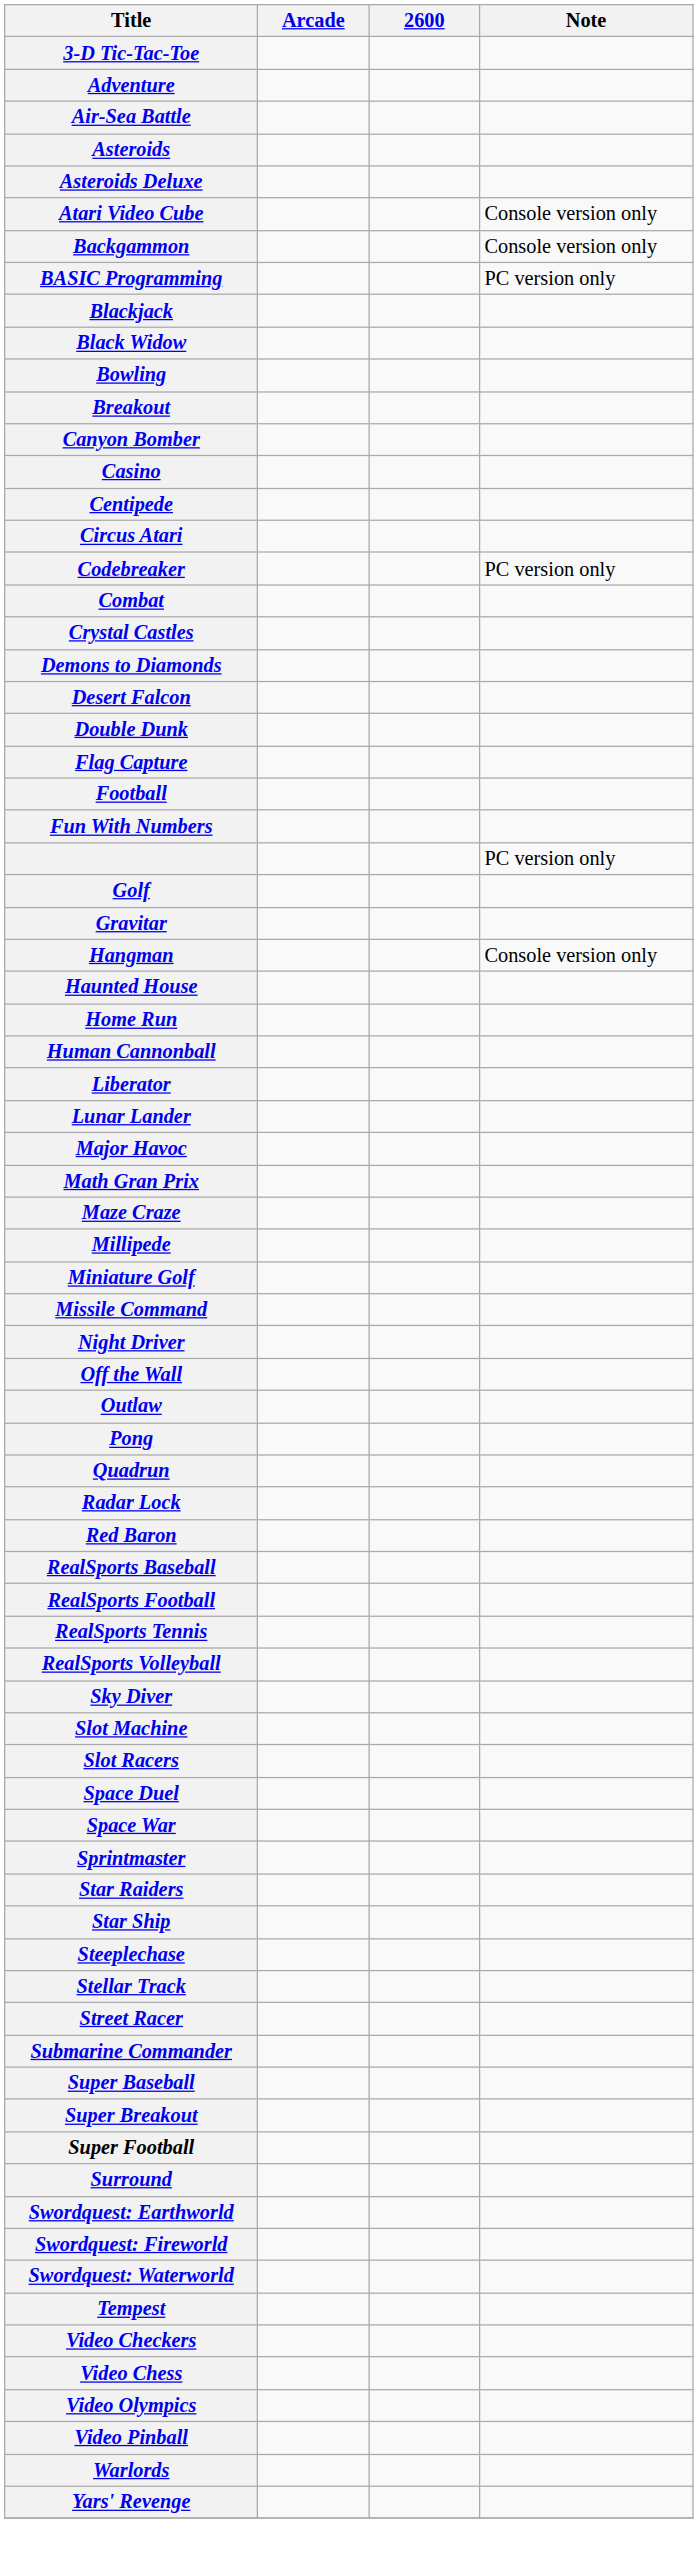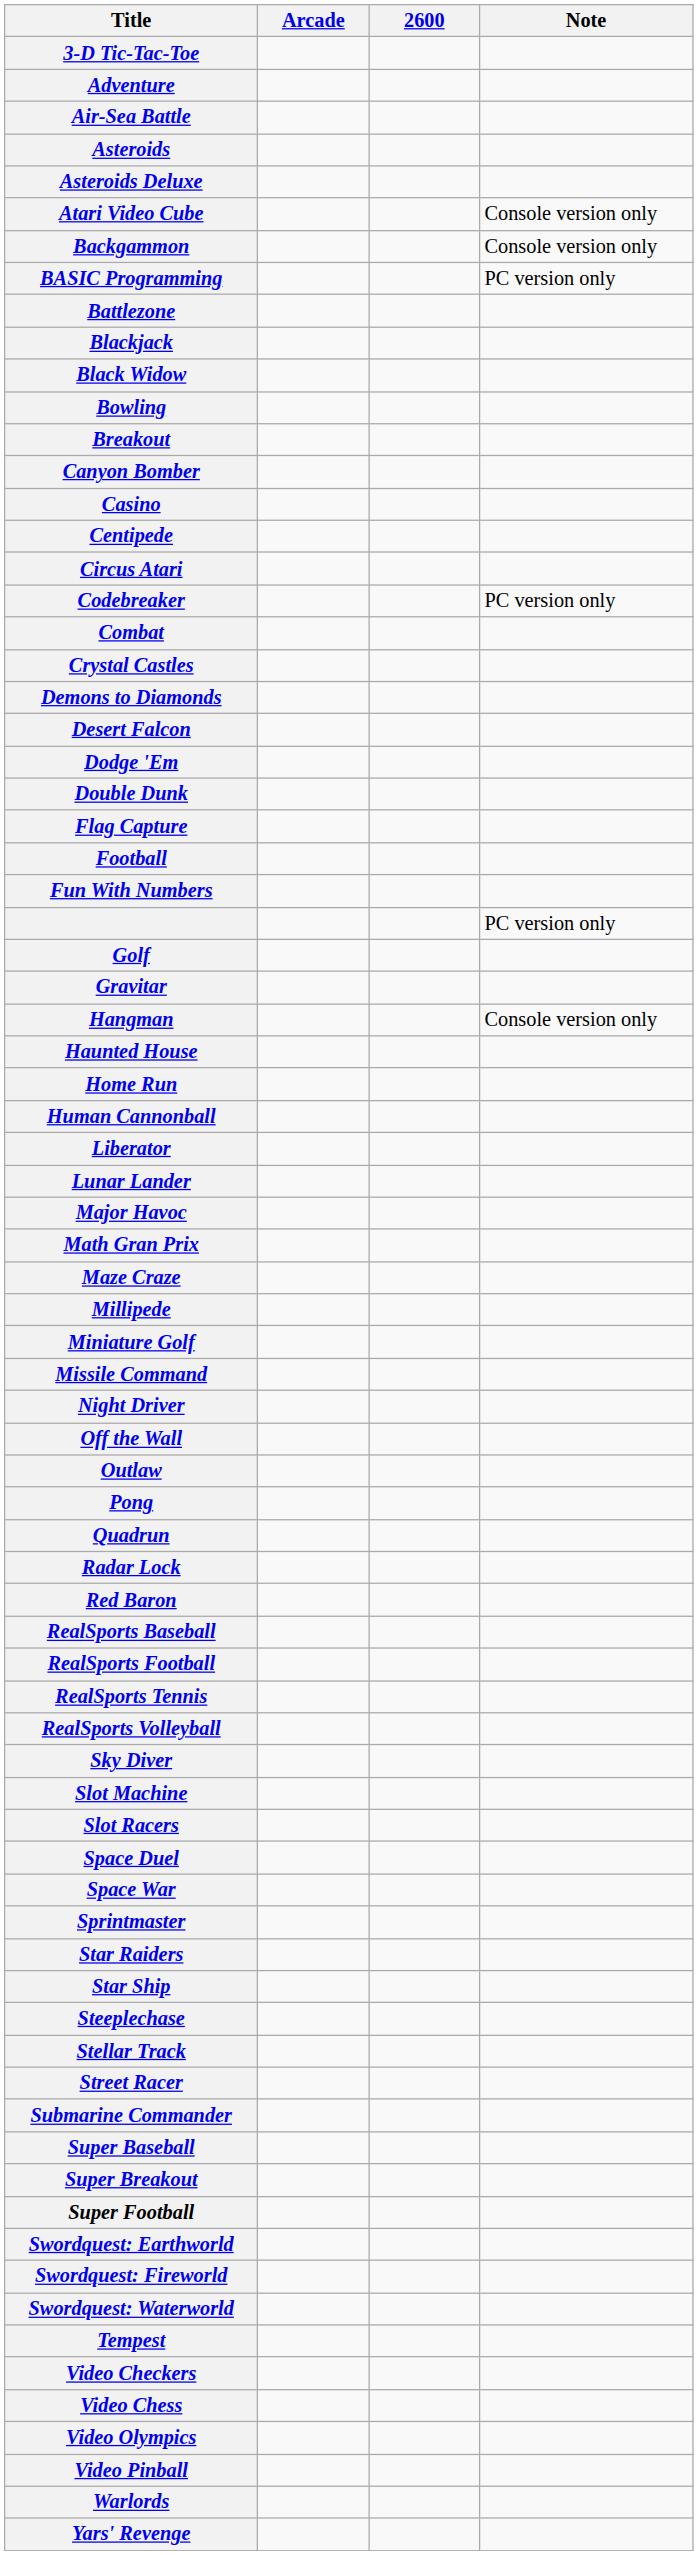+ row: (131, 310)
+ row: (131, 761)
- row: (131, 2179)
